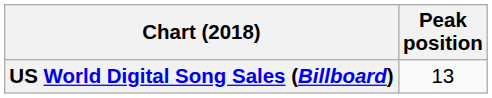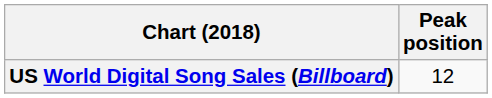(443, 76) 13 -> (443, 76) 12
